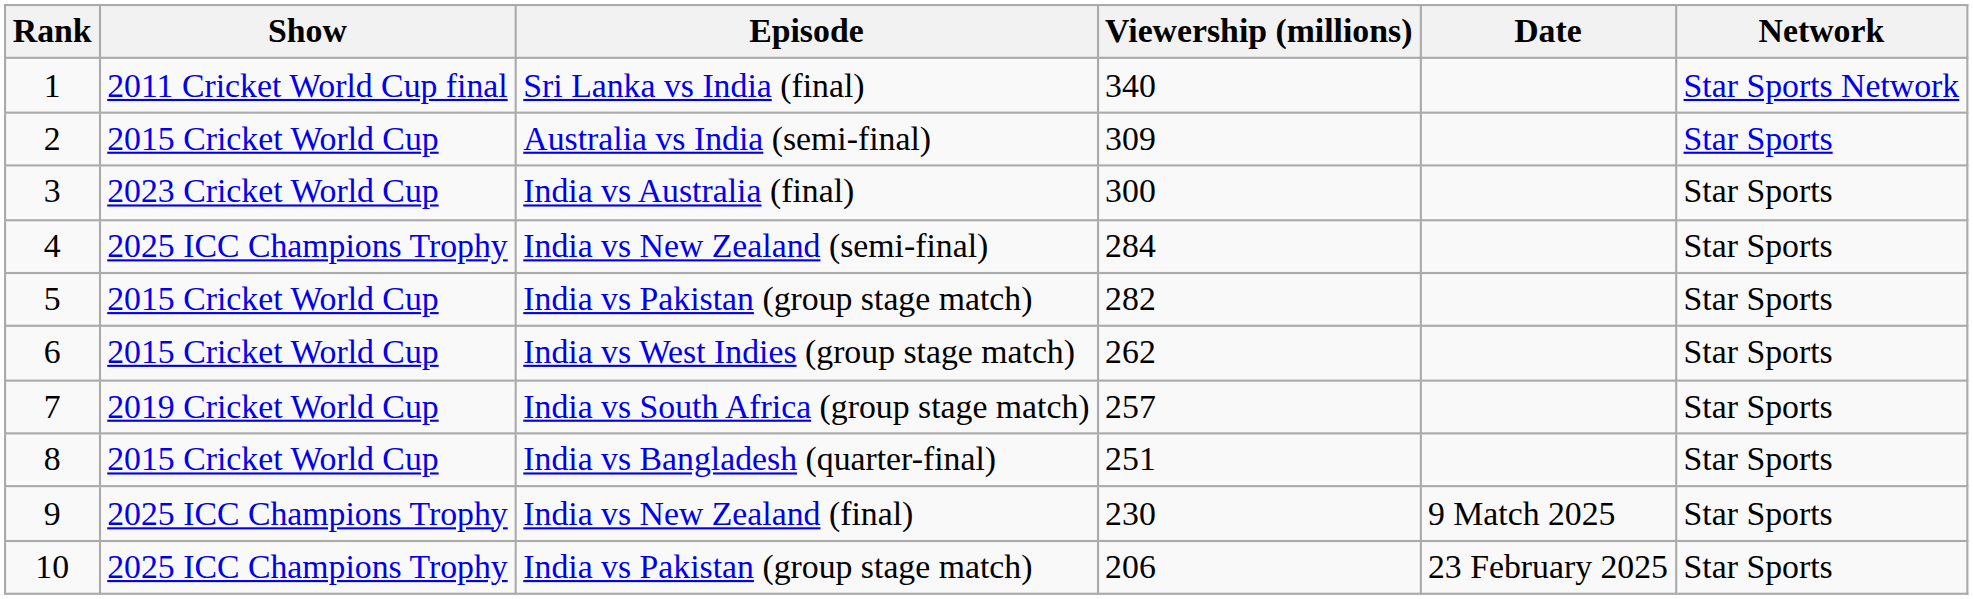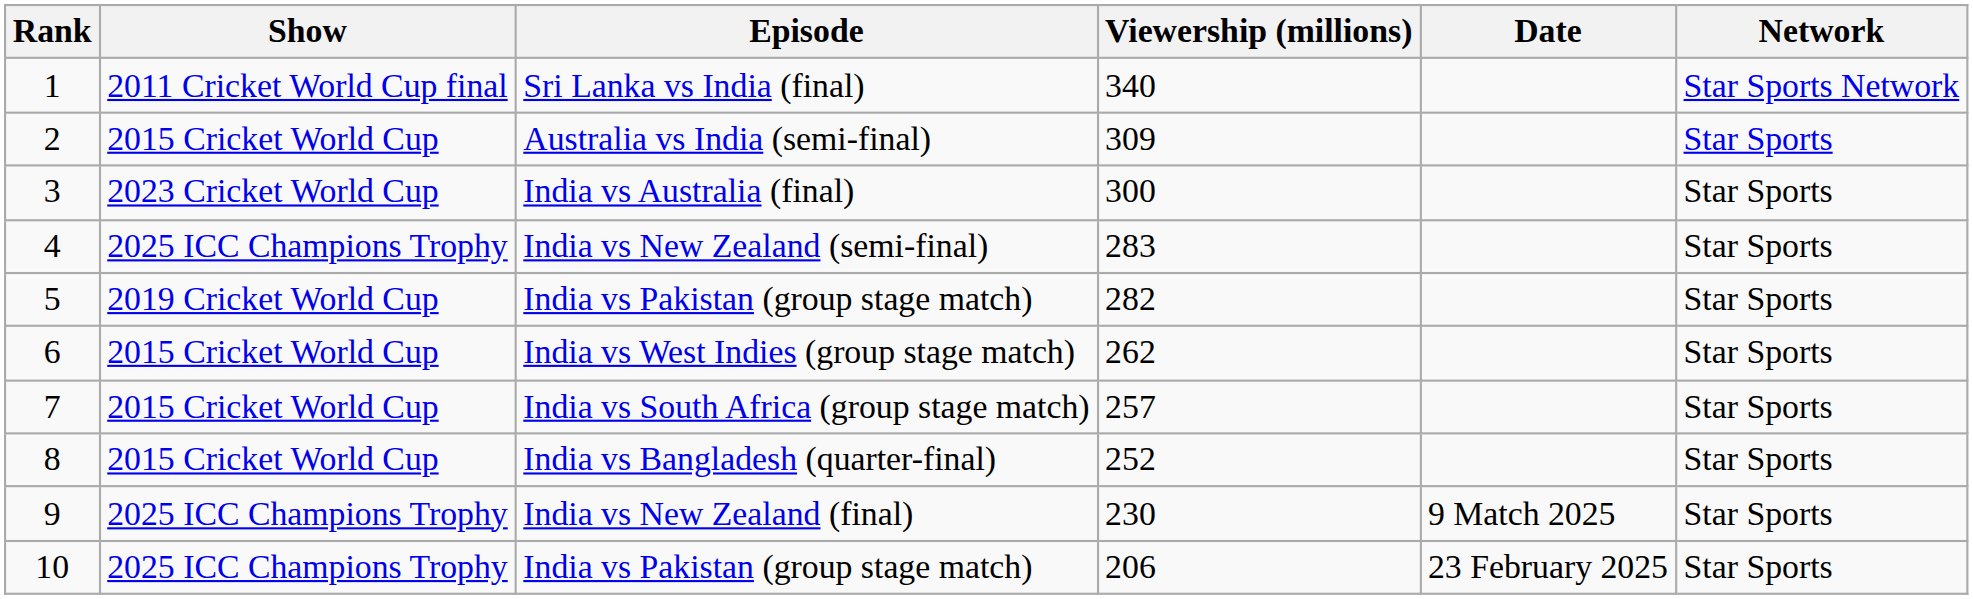(1130, 245) 284 -> (1130, 245) 283
(273, 298) 2015 Cricket World Cup -> (273, 298) 2019 Cricket World Cup
(273, 406) 2019 Cricket World Cup -> (273, 406) 2015 Cricket World Cup
(1130, 459) 251 -> (1130, 459) 252
